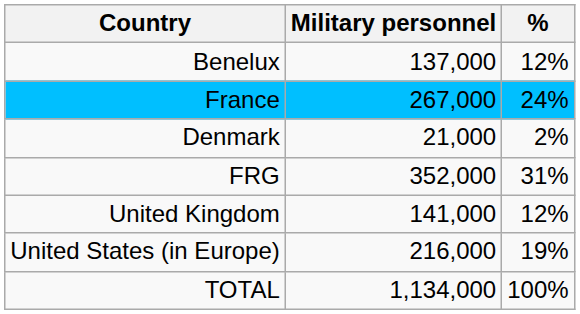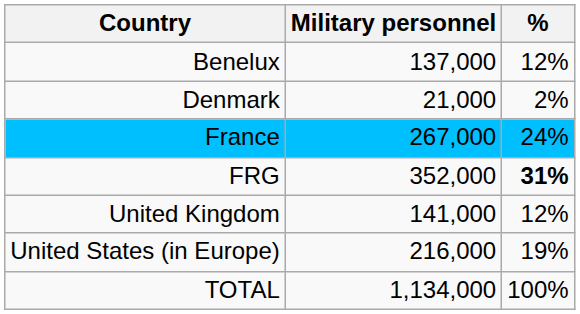rows swapped: (231, 137) <-> (242, 99)
(545, 175) normal -> (545, 175) bold
